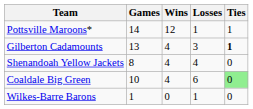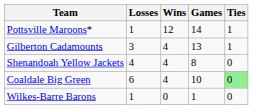columns swapped: (144, 12) <-> (207, 12)
(230, 46) bold -> (230, 46) normal
